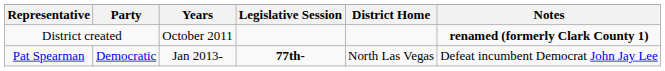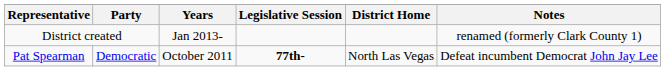(198, 35) October 2011 -> (198, 35) Jan 2013-
(549, 35) bold -> (549, 35) normal
(198, 55) Jan 2013- -> (198, 55) October 2011
